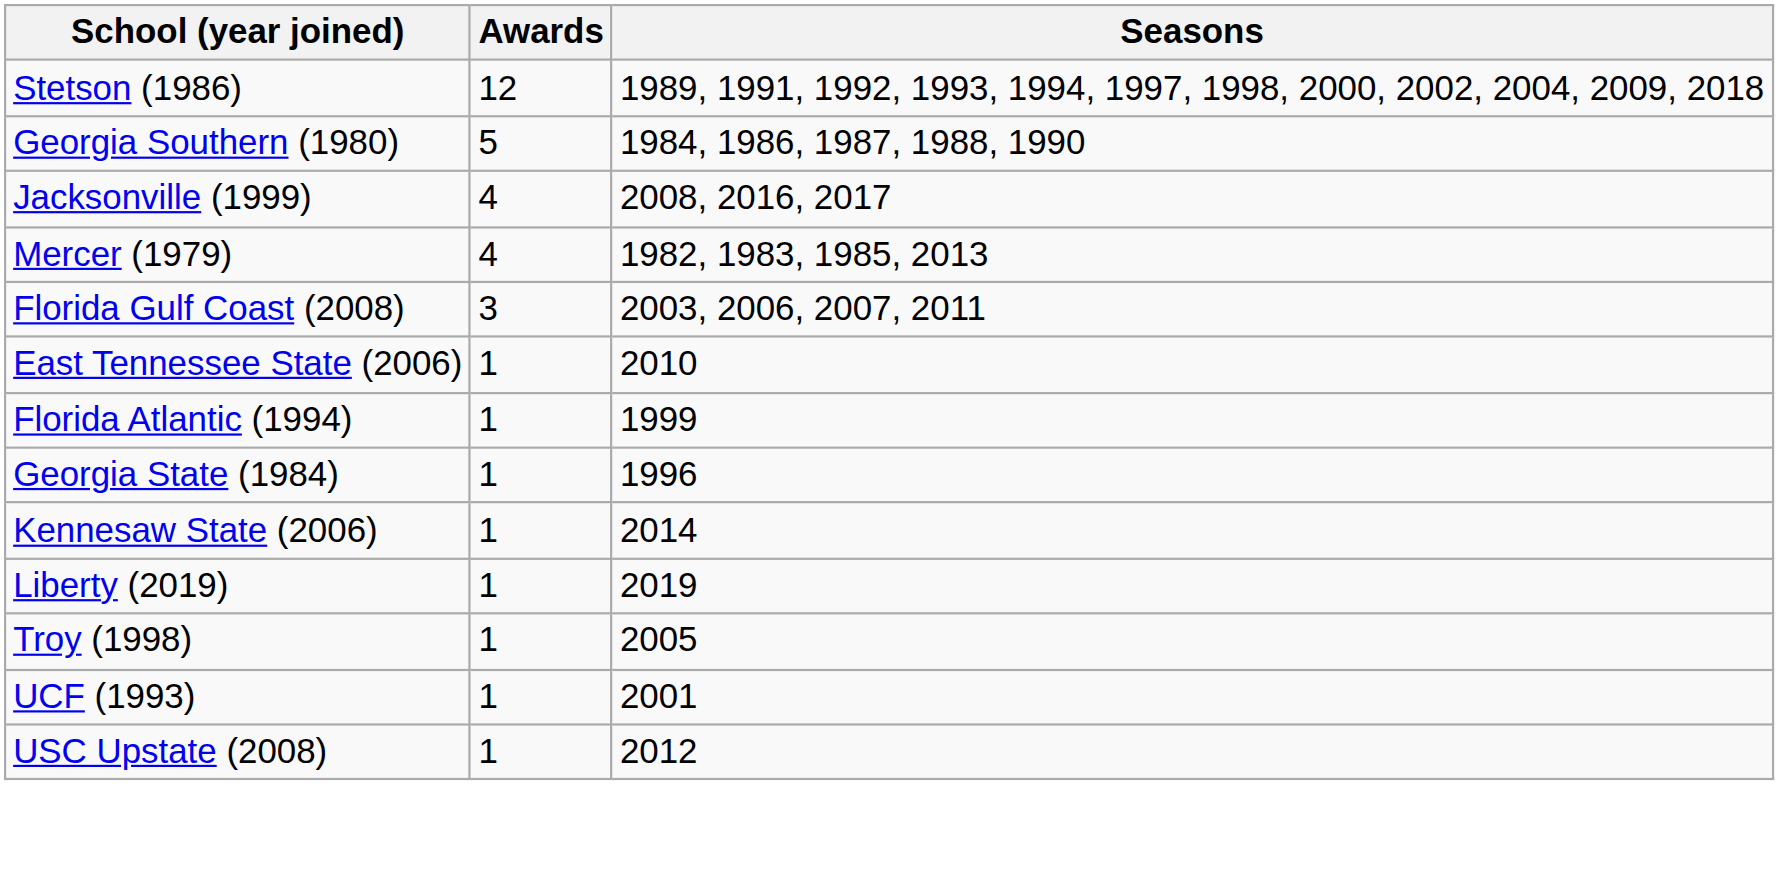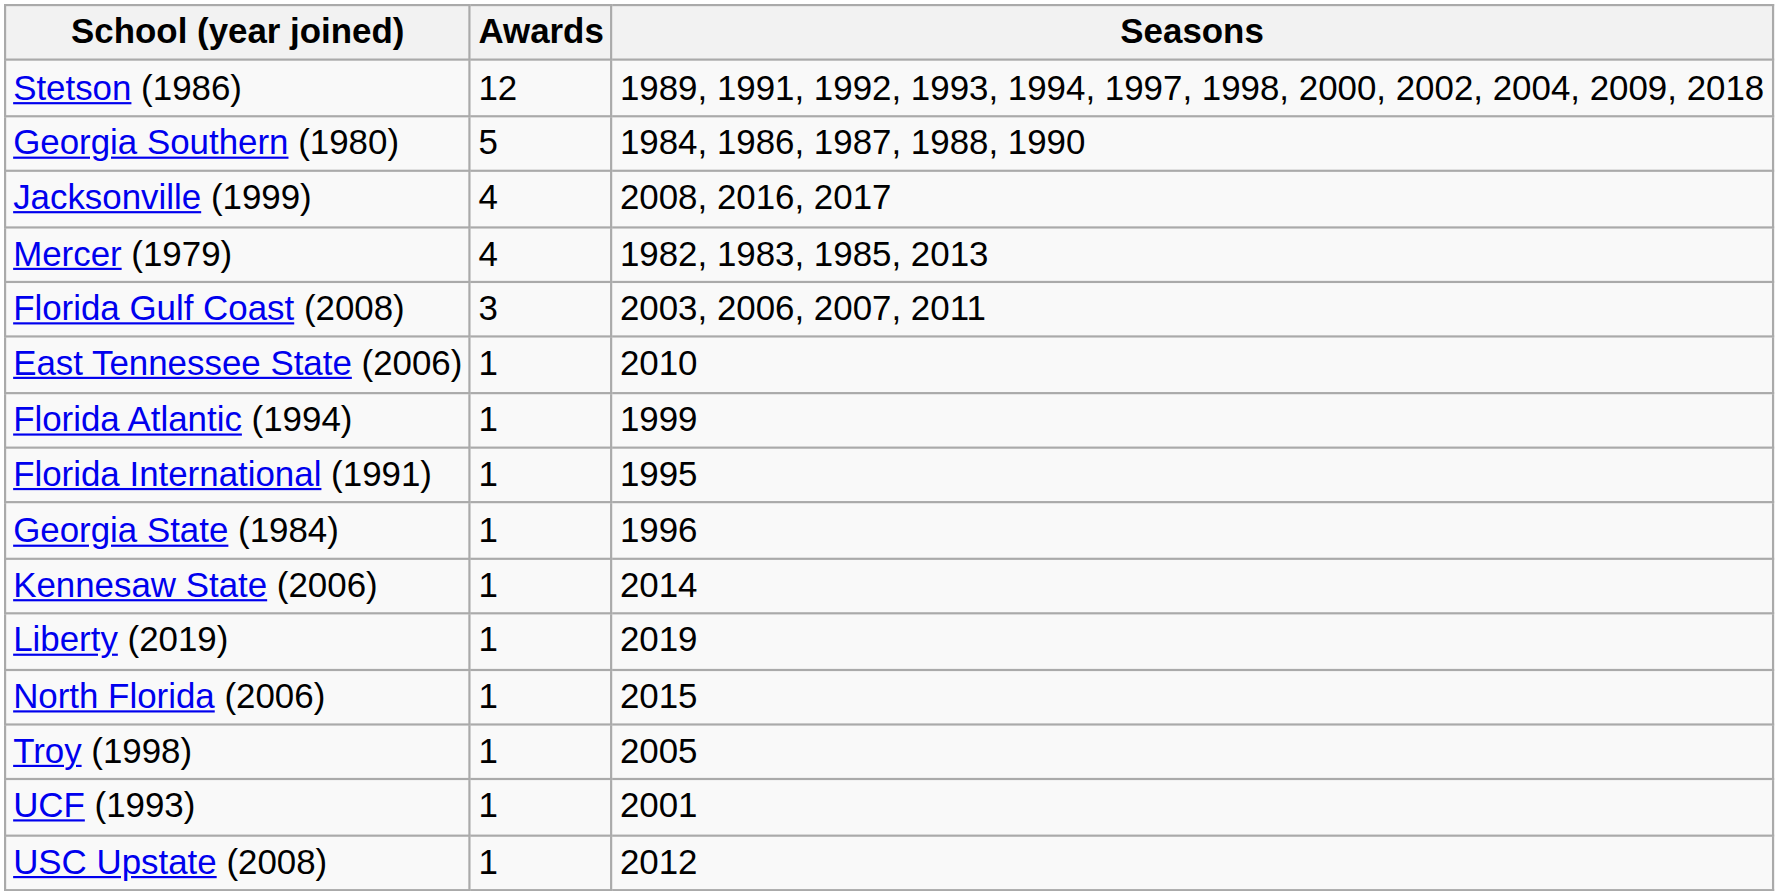+ row: (223, 474)
+ row: (169, 695)
